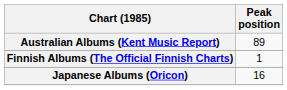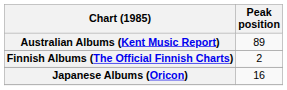(259, 59) 1 -> (259, 59) 2
